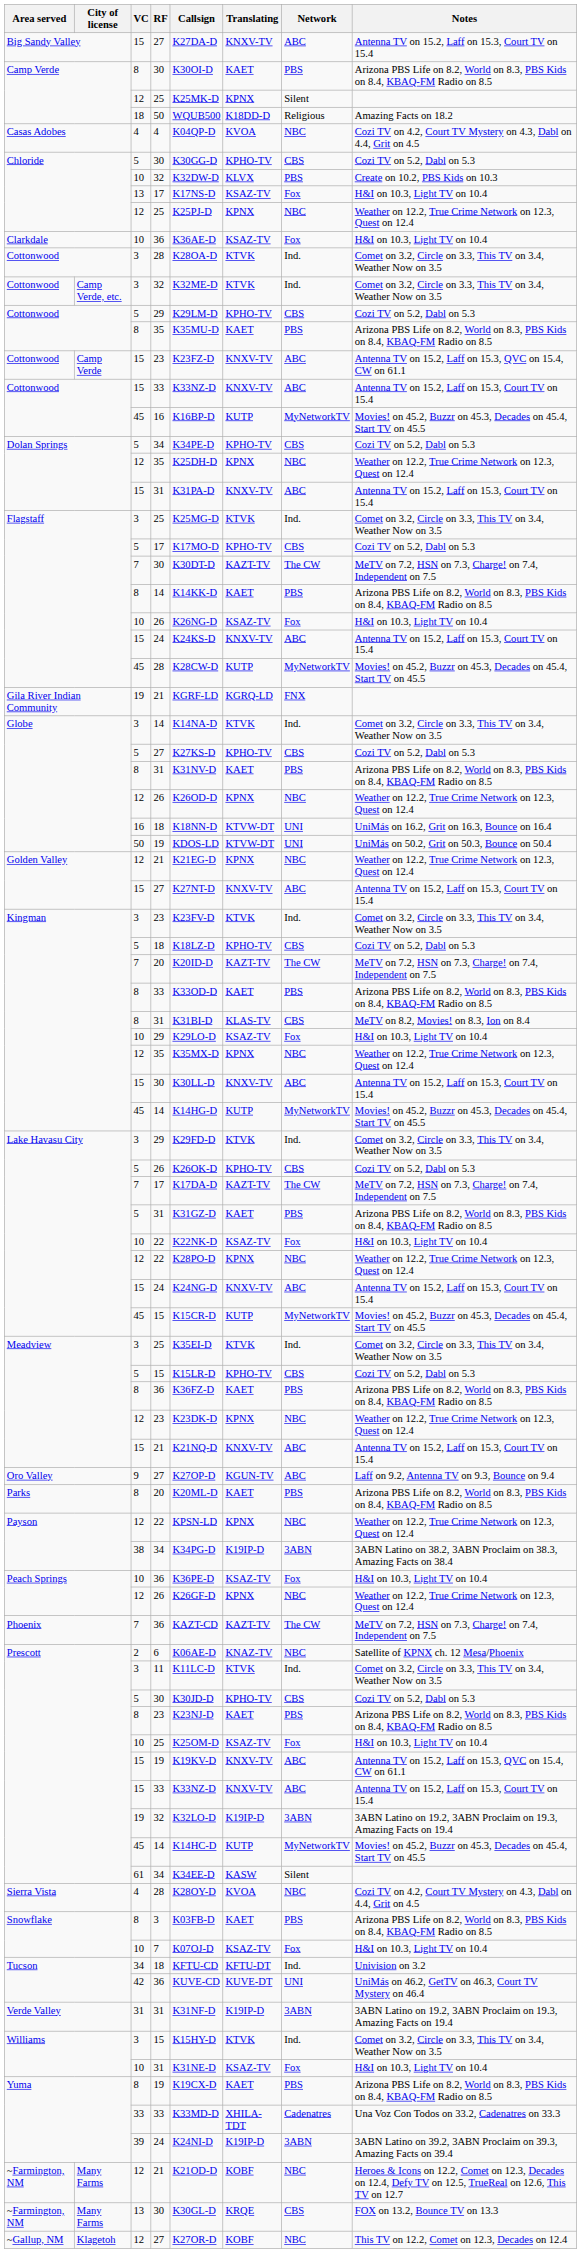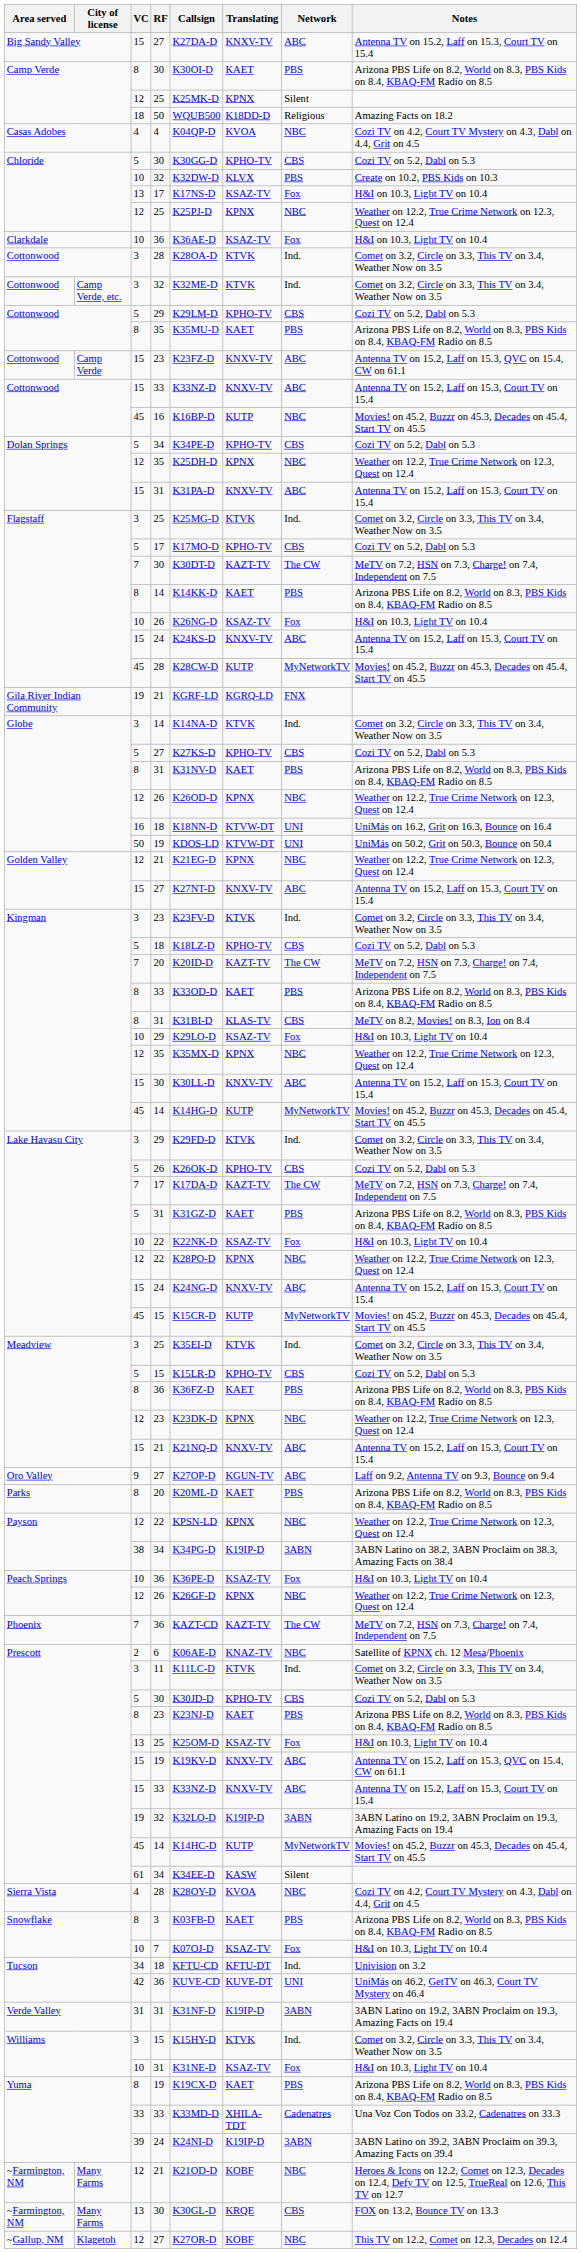(317, 416) MyNetworkTV -> (295, 416) NBC
(139, 1743) 10 -> (139, 1743) 13
